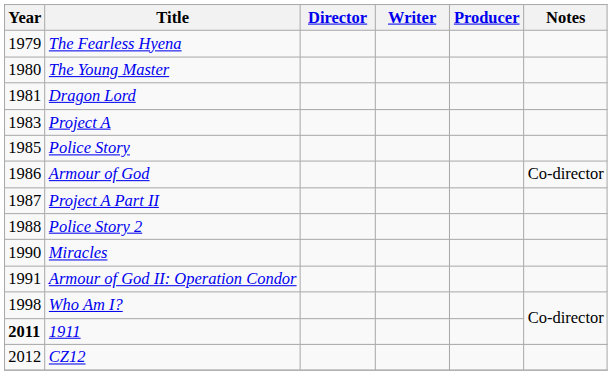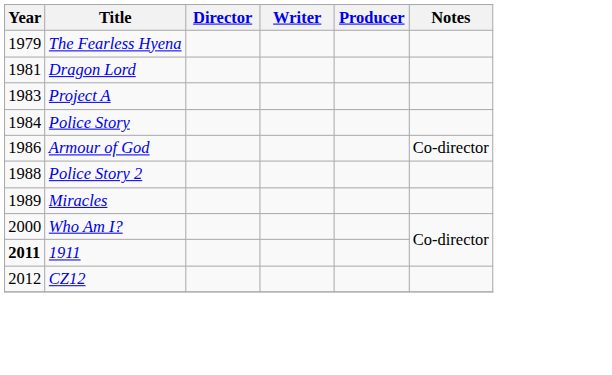- row: (109, 69)
(25, 148) 1985 -> (25, 122) 1984
- row: (104, 200)
(25, 252) 1990 -> (25, 200) 1989
- row: (173, 278)
(25, 305) 1998 -> (25, 226) 2000
